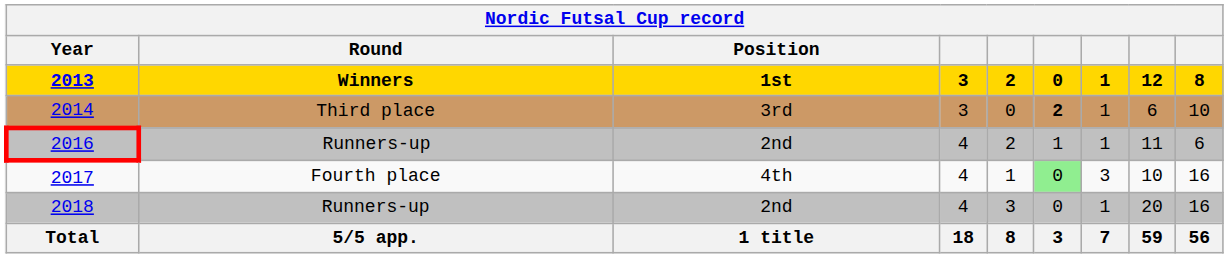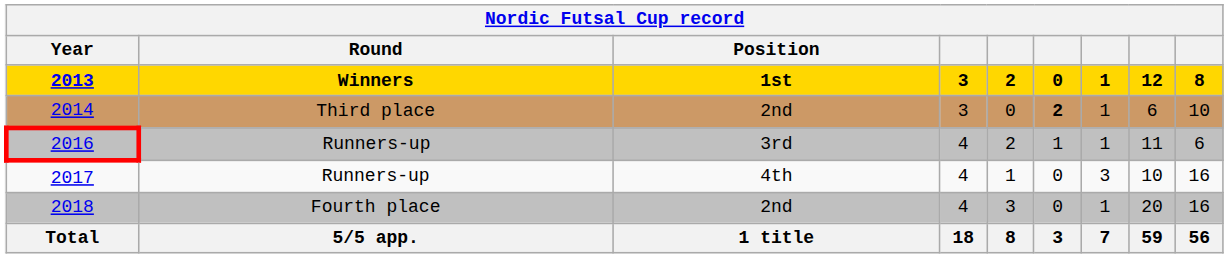(776, 111) 3rd -> (776, 111) 2nd
(776, 144) 2nd -> (776, 144) 3rd
(376, 176) Fourth place -> (376, 176) Runners-up
(1058, 176) lightgreen background -> (1058, 176) no background
(376, 207) Runners-up -> (376, 207) Fourth place
